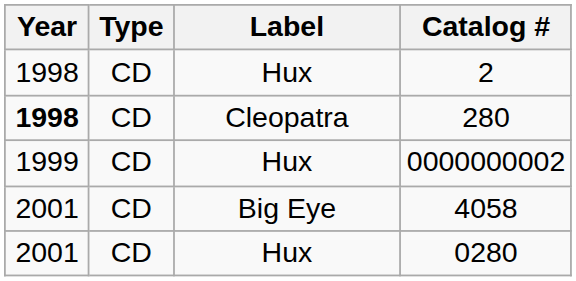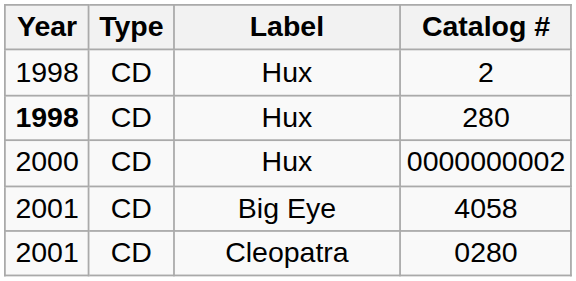(287, 117) Cleopatra -> (287, 117) Hux
(47, 162) 1999 -> (47, 162) 2000
(287, 252) Hux -> (287, 252) Cleopatra
